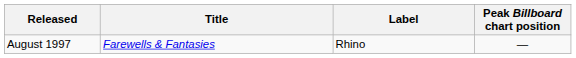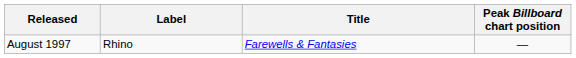columns swapped: (217, 19) <-> (404, 19)
